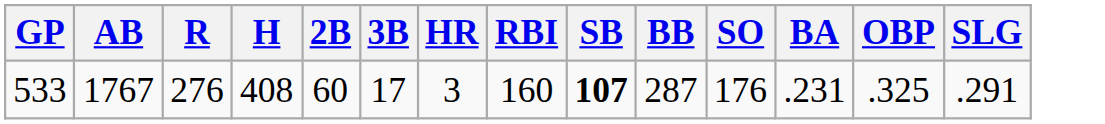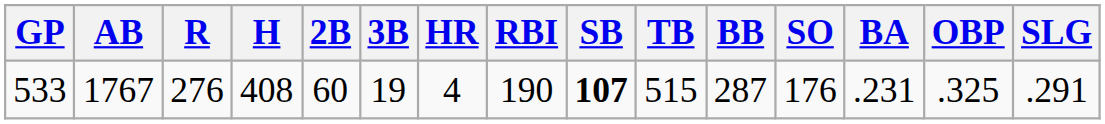+ column: (671, 32)
(388, 88) 17 -> (388, 88) 19
(452, 88) 3 -> (452, 88) 4
(527, 88) 160 -> (527, 88) 190
